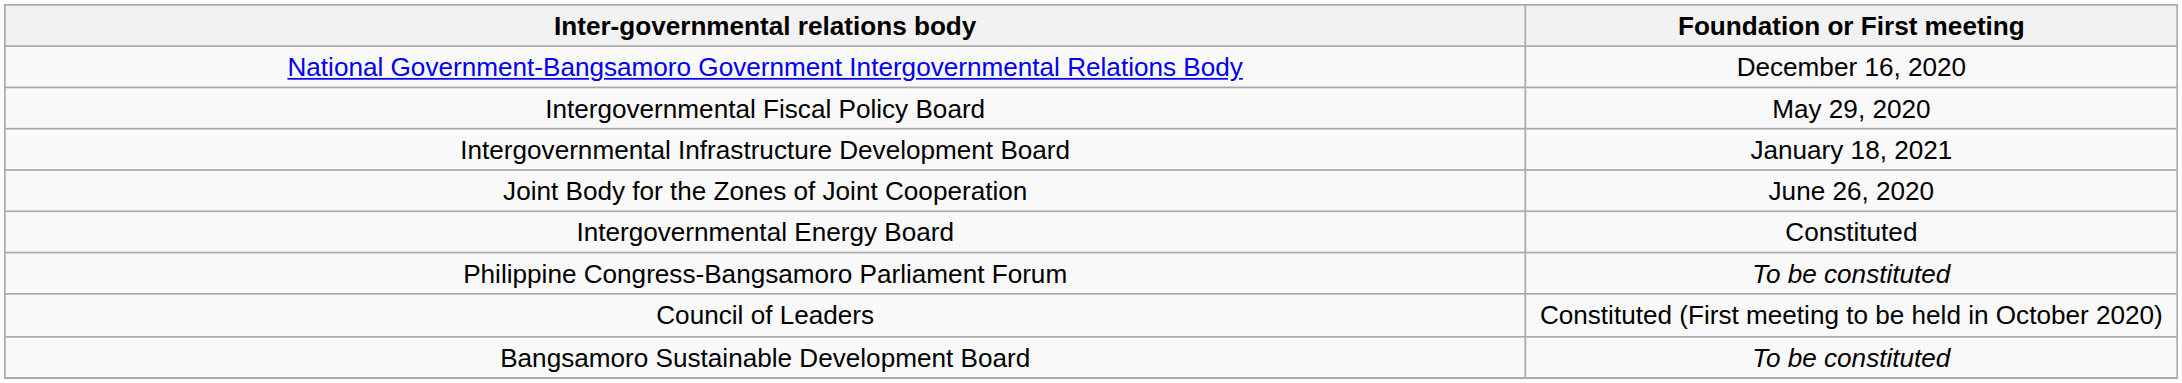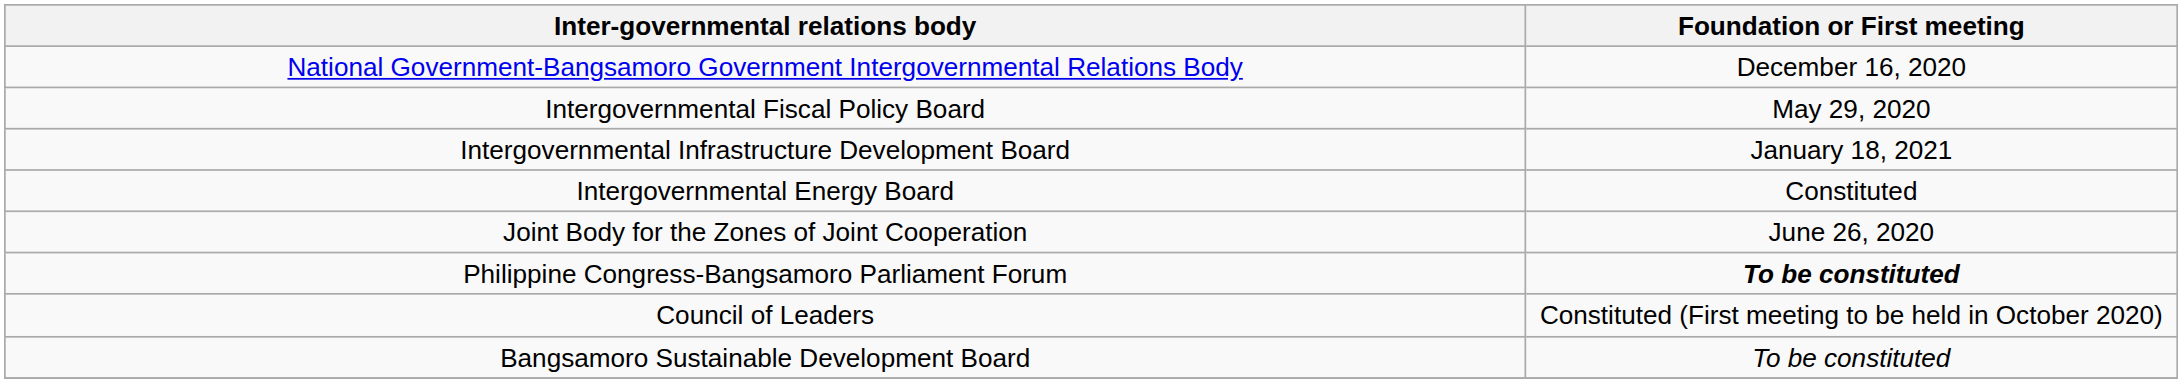rows swapped: (765, 191) <-> (765, 233)
(1851, 274) normal -> (1851, 274) bold
